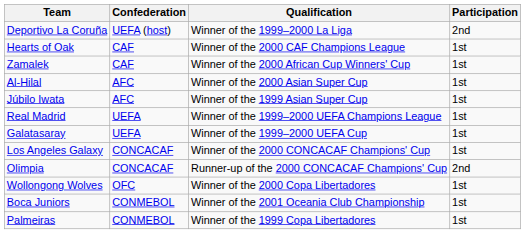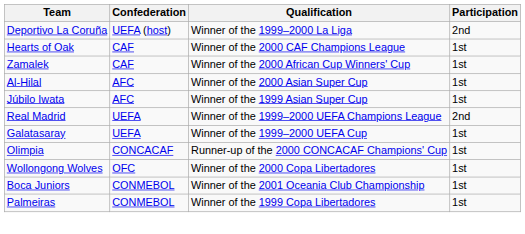(459, 116) 1st -> (461, 116) 2nd
- row: (55, 151)
(461, 168) 2nd -> (459, 151) 1st
